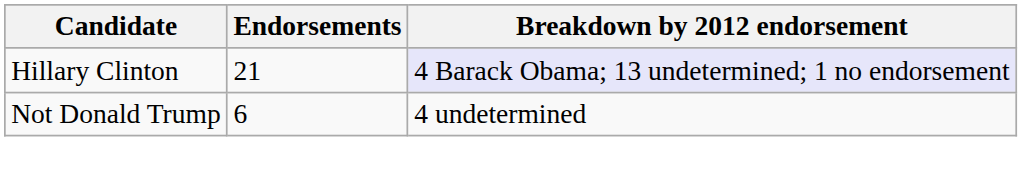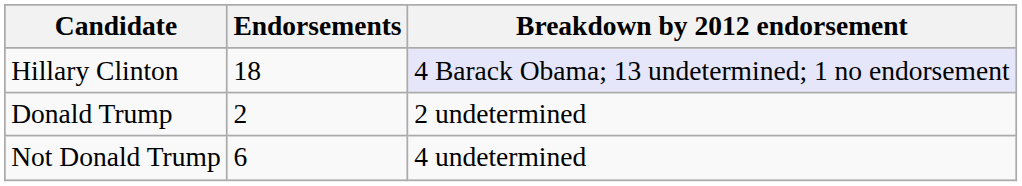(247, 69) 21 -> (247, 69) 18
+ row: (92, 113)
